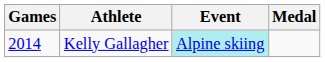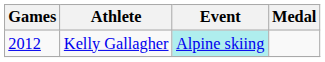(25, 43) 2014 -> (25, 43) 2012
